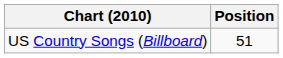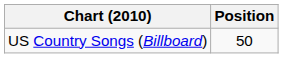(244, 40) 51 -> (244, 40) 50
